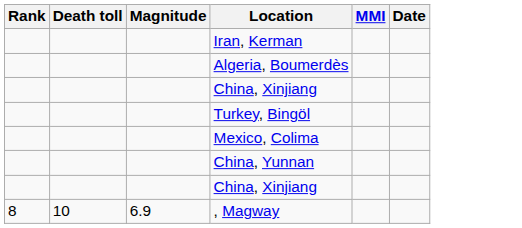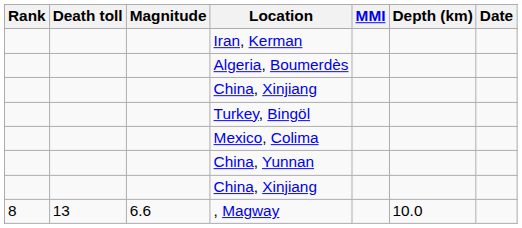+ column: (433, 16)
(61, 211) 10 -> (61, 211) 13
(140, 211) 6.9 -> (140, 211) 6.6
